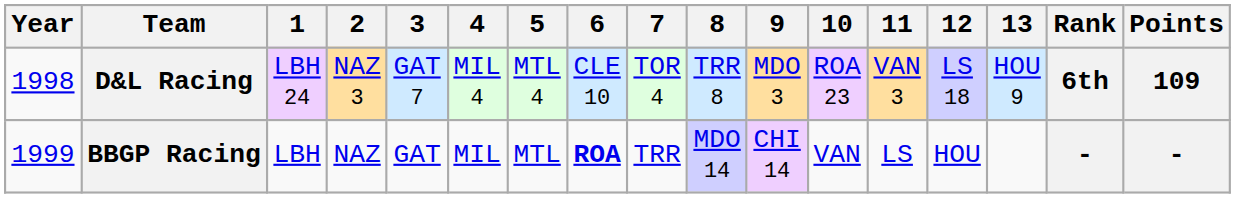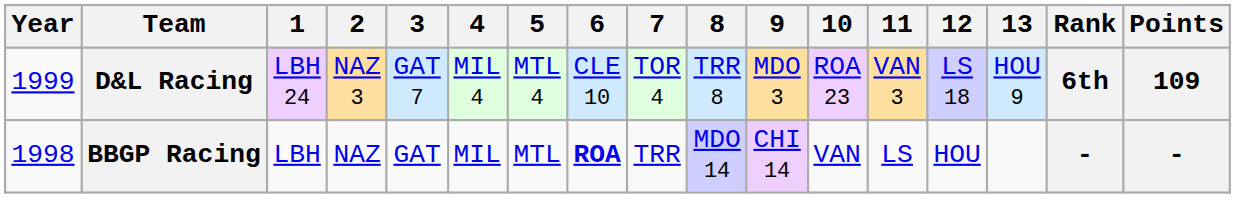(43, 84) 1998 -> (43, 84) 1999
(43, 156) 1999 -> (43, 156) 1998
